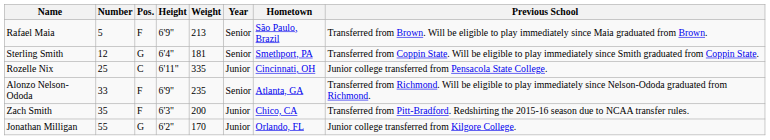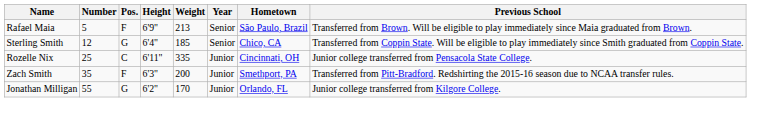(199, 54) 181 -> (183, 43) 185
(284, 54) Smethport, PA -> (260, 43) Chico, CA
- row: (38, 90)
(276, 111) Chico, CA -> (268, 74) Smethport, PA
